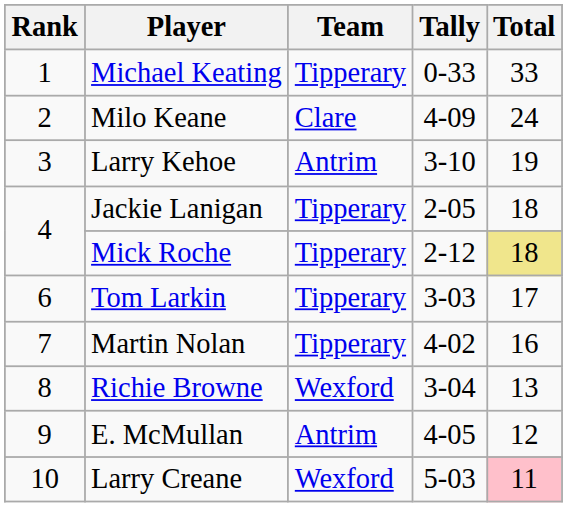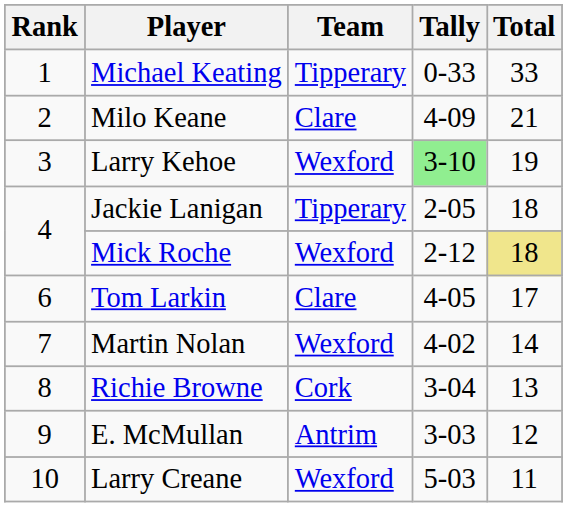(524, 117) 24 -> (524, 117) 21
(336, 162) Antrim -> (344, 162) Wexford
(450, 162) no background -> (450, 162) lightgreen background
(350, 252) Tipperary -> (344, 252) Wexford
(350, 298) Tipperary -> (326, 298) Clare
(450, 298) 3-03 -> (450, 298) 4-05
(350, 343) Tipperary -> (344, 343) Wexford
(524, 343) 16 -> (524, 343) 14
(344, 388) Wexford -> (323, 388) Cork
(450, 433) 4-05 -> (450, 433) 3-03
(524, 478) pink background -> (524, 478) no background
